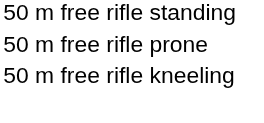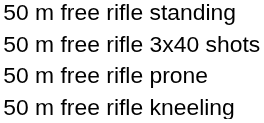+ row: (132, 44)
